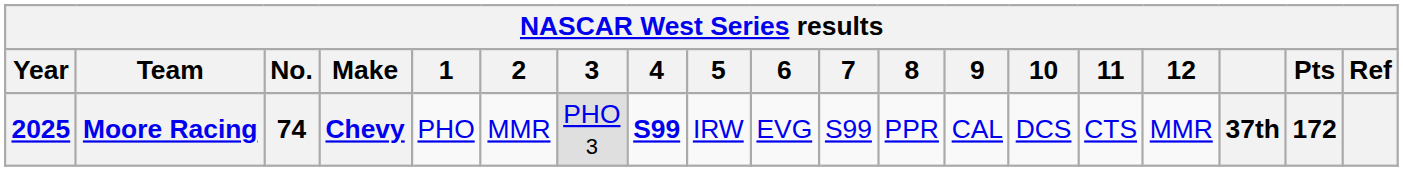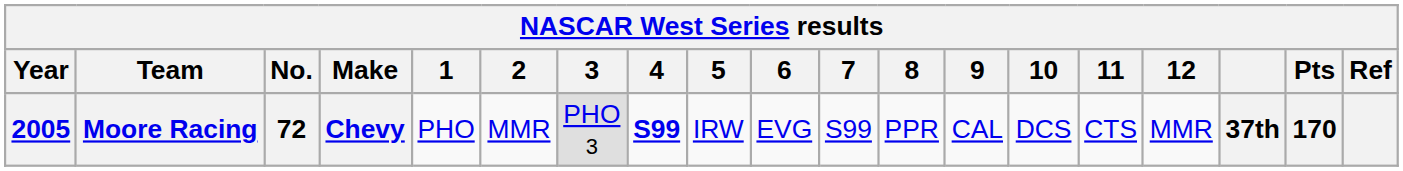(41, 129) 2025 -> (41, 129) 2005
(291, 129) 74 -> (291, 129) 72
(1315, 129) 172 -> (1315, 129) 170
